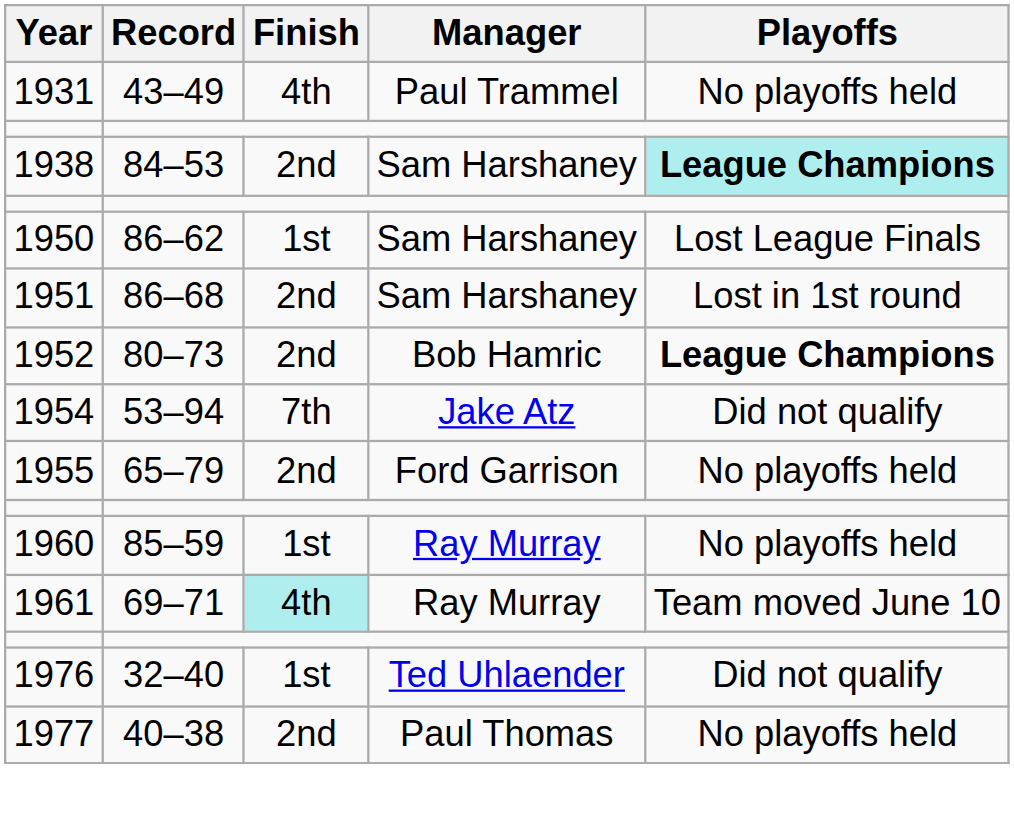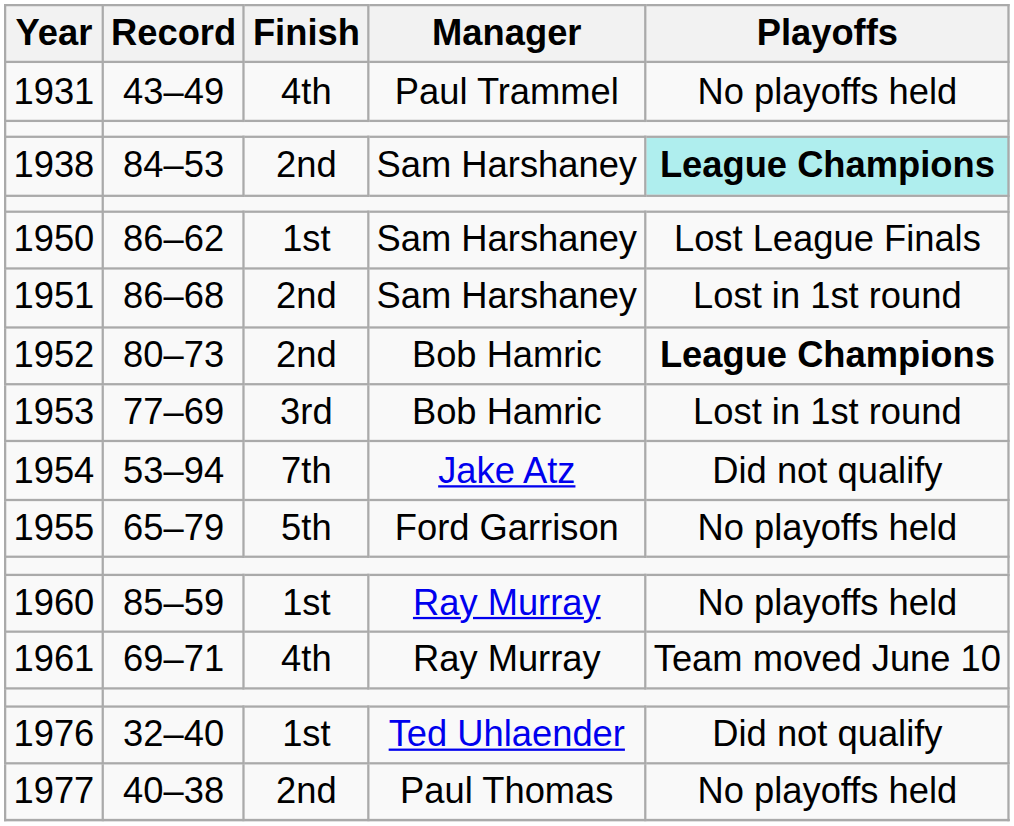+ row: (54, 412)
(306, 469) 2nd -> (306, 527) 5th
(306, 601) paleturquoise background -> (306, 659) no background
